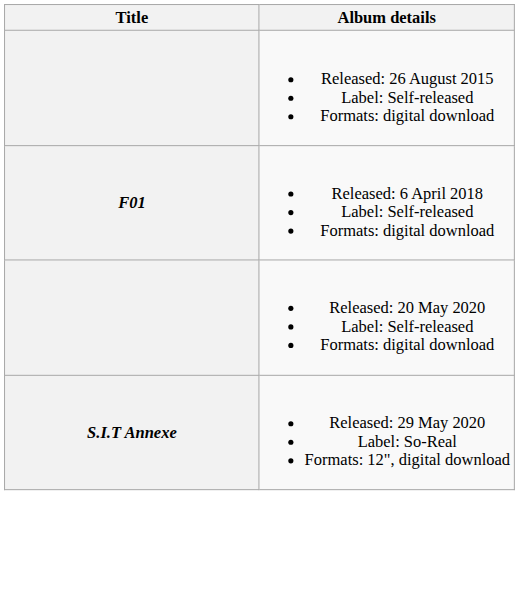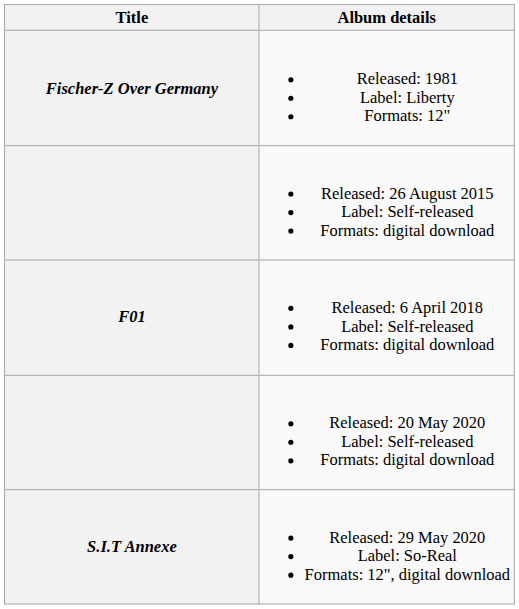+ row: (387, 97)
